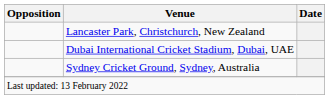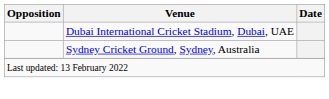- row: (165, 31)
